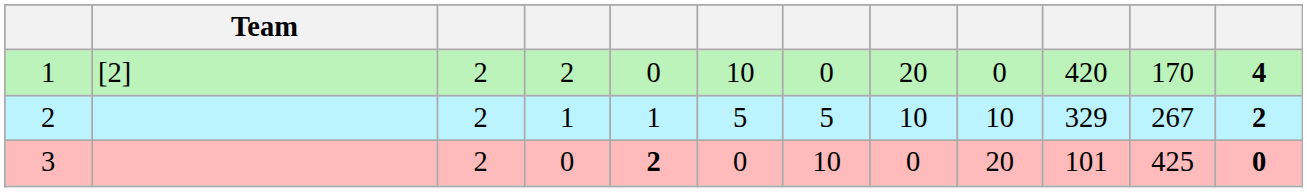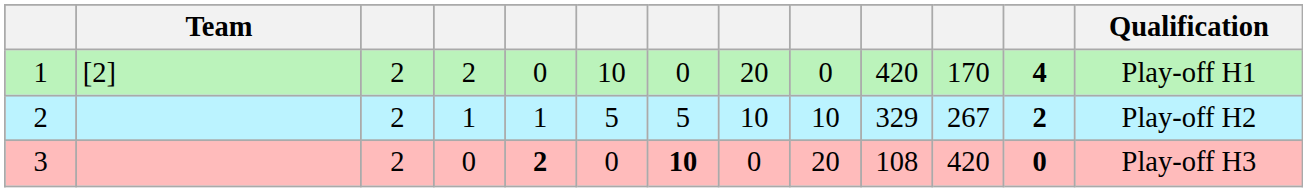+ column: (1189, 27)
(827, 162) normal -> (683, 162) bold
(1086, 162) 101 -> (897, 162) 108
(1173, 162) 425 -> (968, 162) 420
